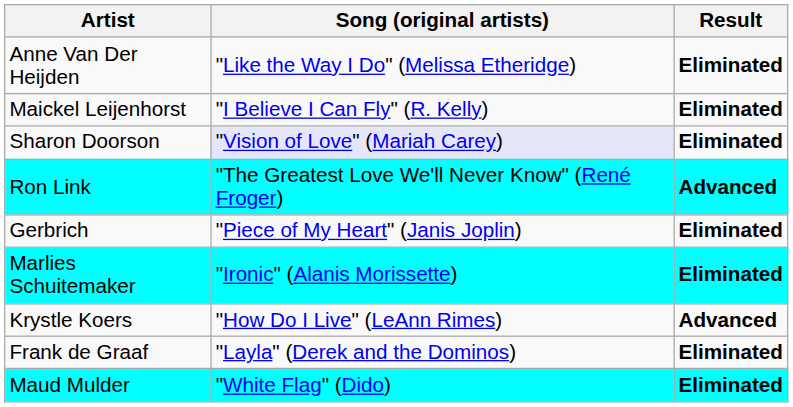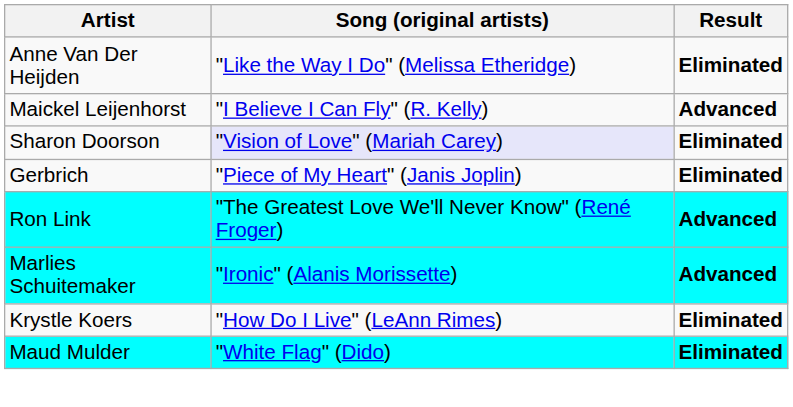(731, 109) Eliminated -> (728, 109) Advanced
rows swapped: (49, 230) <-> (50, 186)
(731, 275) Eliminated -> (728, 275) Advanced
(728, 319) Advanced -> (731, 319) Eliminated
- row: (79, 352)
